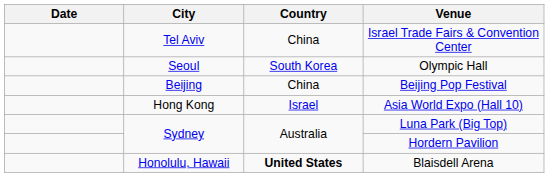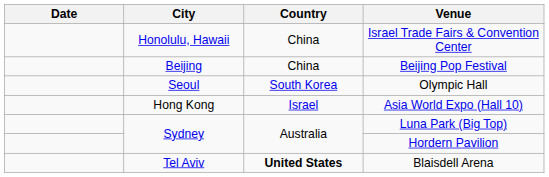(184, 40) Tel Aviv -> (184, 40) Honolulu, Hawaii
rows swapped: (453, 85) <-> (453, 66)
(184, 162) Honolulu, Hawaii -> (184, 162) Tel Aviv
